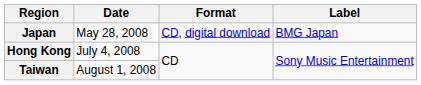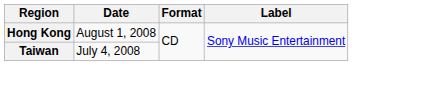- row: (39, 32)
(108, 51) July 4, 2008 -> (116, 32) August 1, 2008
(116, 70) August 1, 2008 -> (108, 51) July 4, 2008
